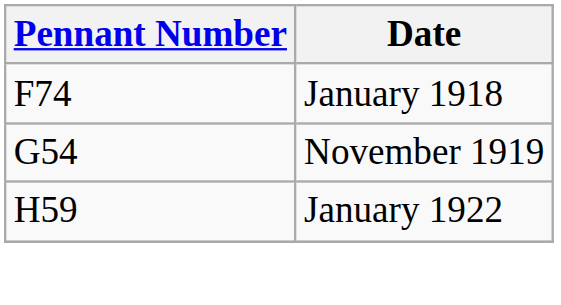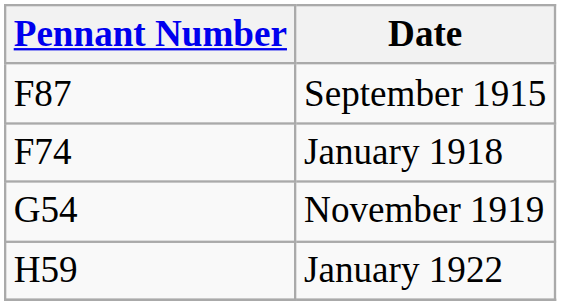+ row: (425, 92)
